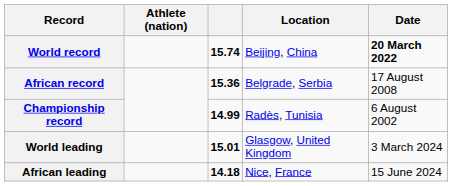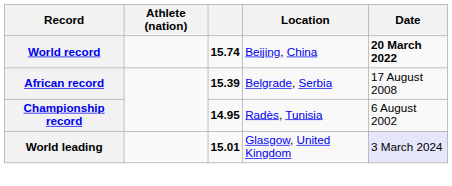(225, 83) 15.36 -> (225, 83) 15.39
(225, 115) 14.99 -> (225, 115) 14.95
(407, 146) no background -> (407, 146) lavender background
- row: (64, 172)
